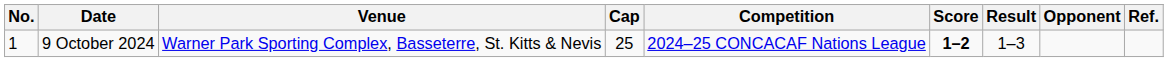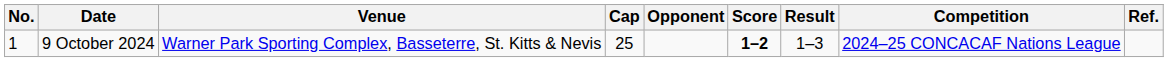columns swapped: (1082, 17) <-> (787, 17)
